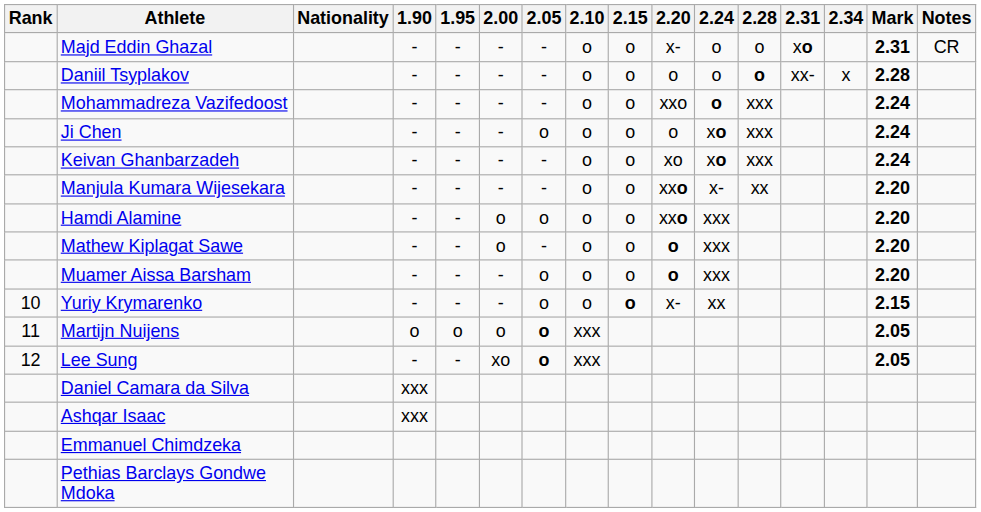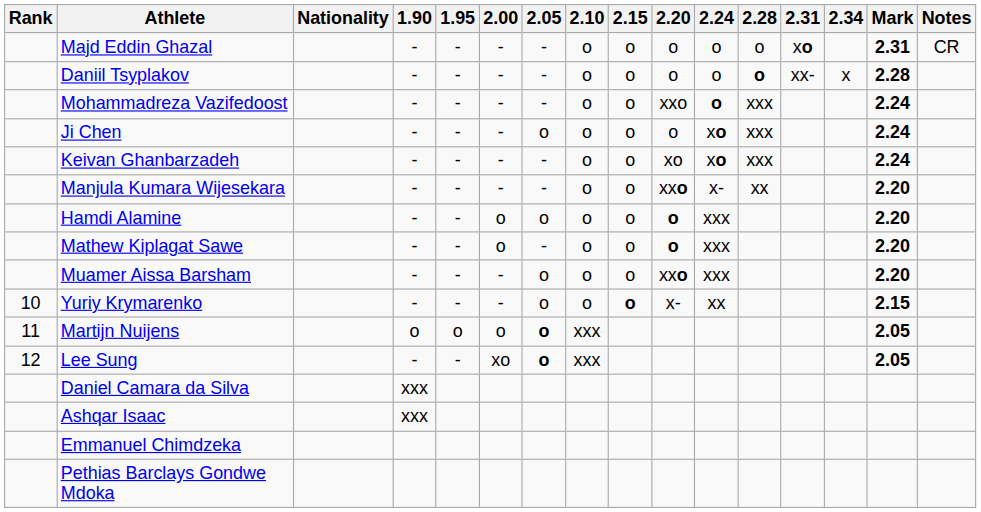(673, 47) x- -> (673, 47) o
(673, 217) xxo -> (673, 217) o
(673, 274) o -> (673, 274) xxo
